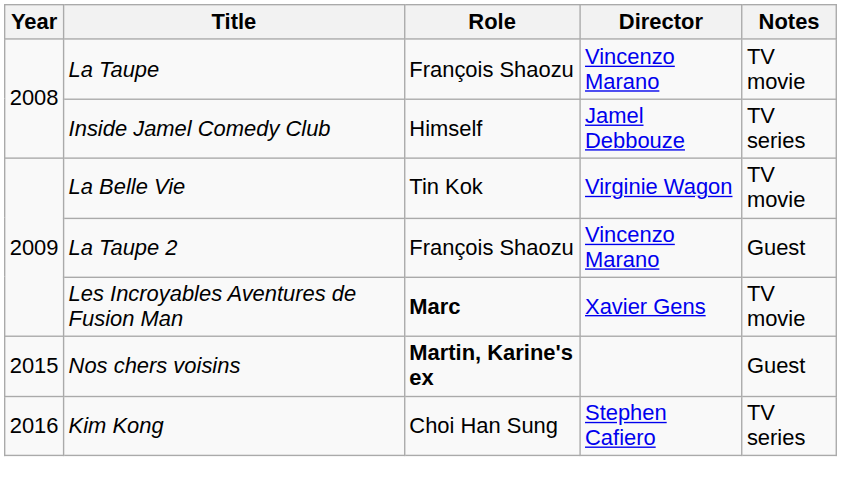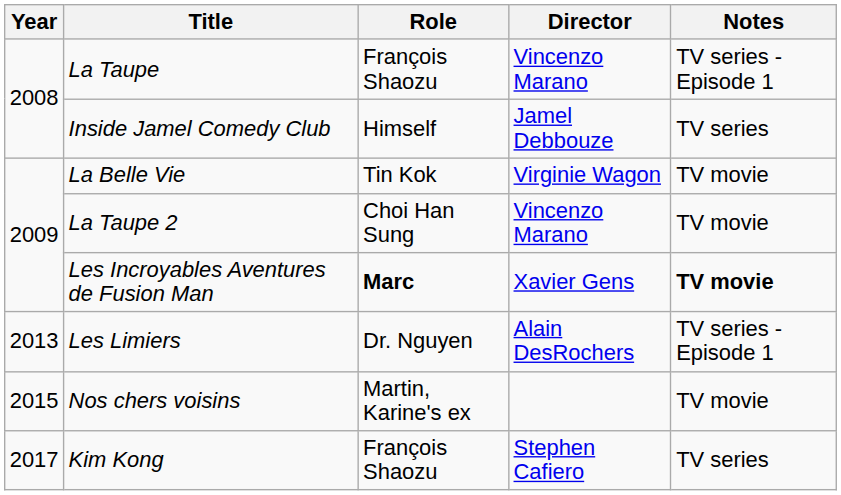(776, 68) TV movie -> (729, 68) TV series - Episode 1
(492, 247) François Shaozu -> (409, 222) Choi Han Sung
(776, 247) Guest -> (722, 222) TV movie
(776, 306) normal -> (725, 282) bold
+ row: (125, 341)
(491, 366) bold -> (417, 400) normal
(776, 366) Guest -> (722, 400) TV movie
(34, 425) 2016 -> (34, 460) 2017
(484, 425) Choi Han Sung -> (405, 460) François Shaozu
